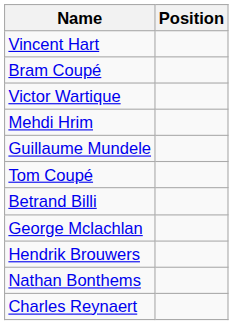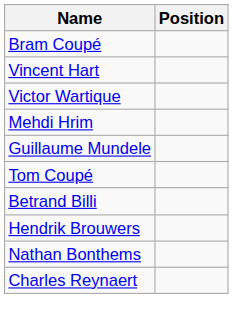rows swapped: (54, 44) <-> (55, 70)
- row: (76, 228)
